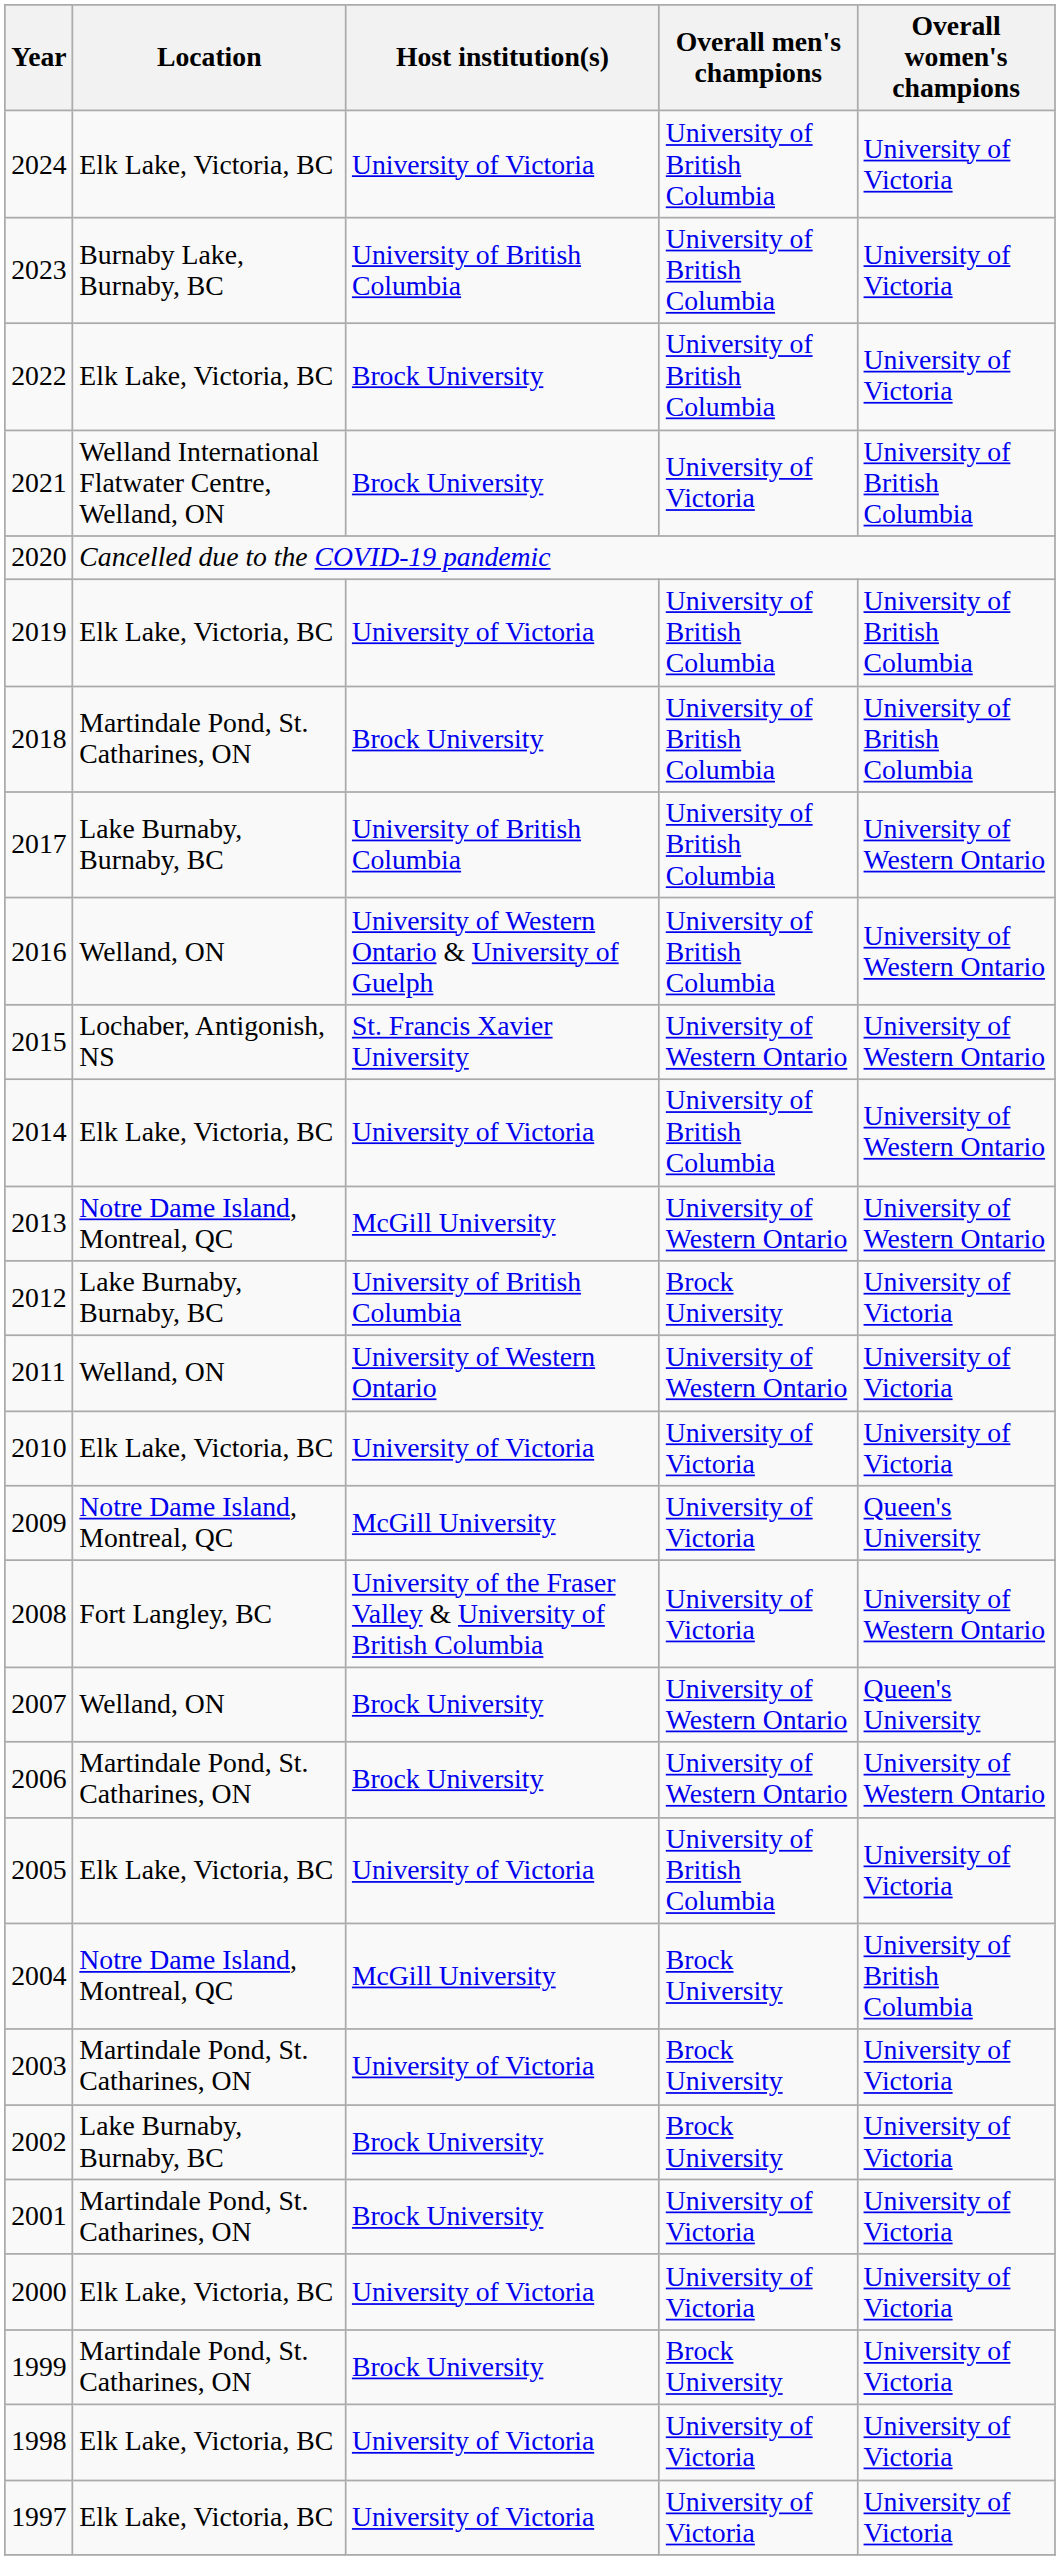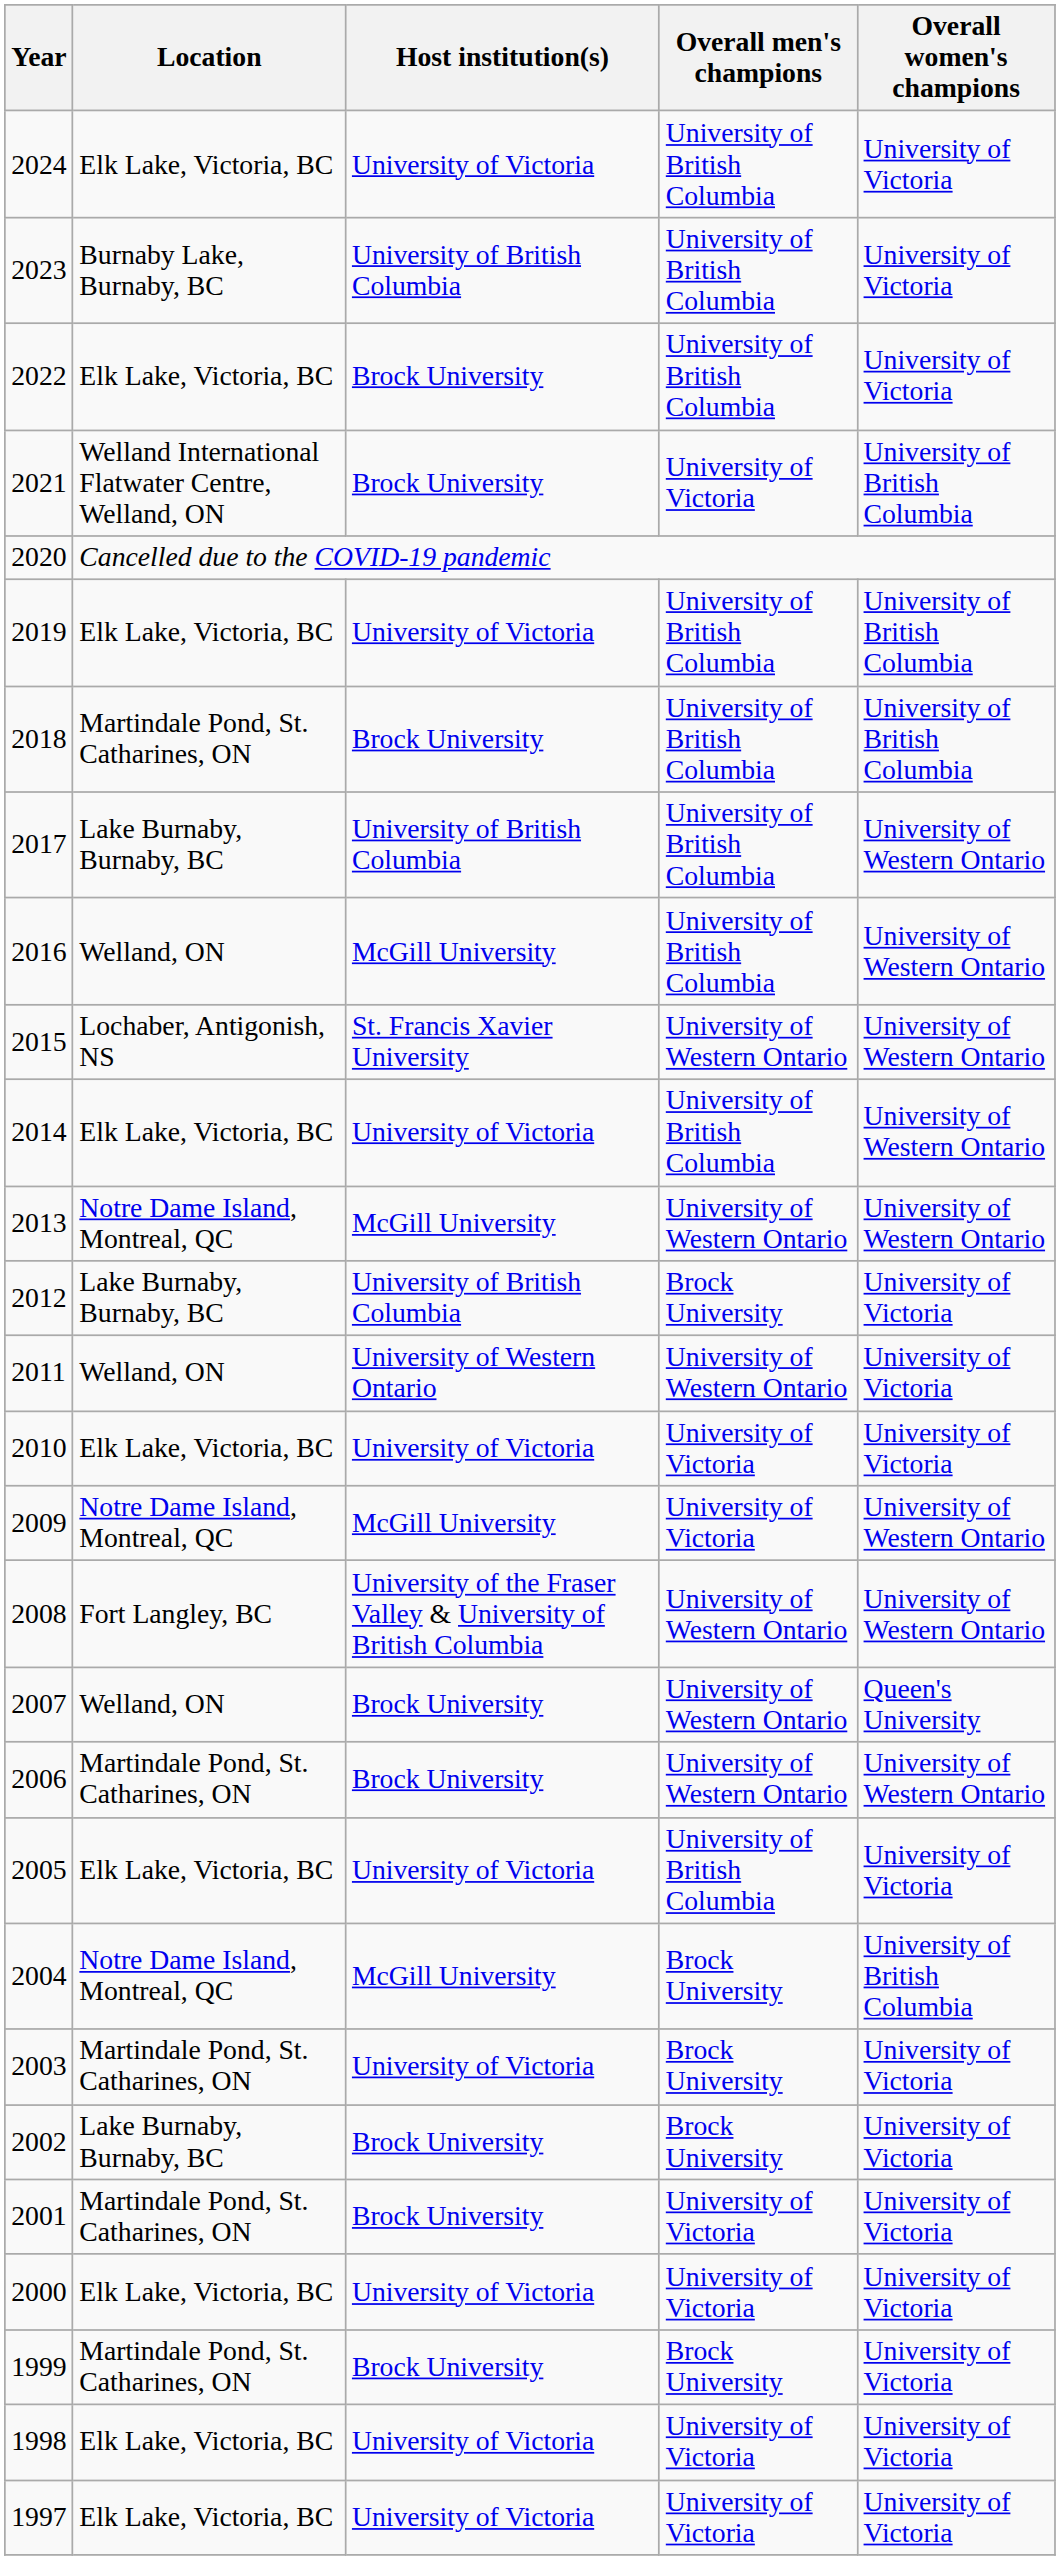(485, 950) University of Western Ontario & University of Guelph -> (454, 950) McGill University
(922, 1522) Queen's University -> (954, 1522) University of Western Ontario
(739, 1613) University of Victoria -> (757, 1613) University of Western Ontario
